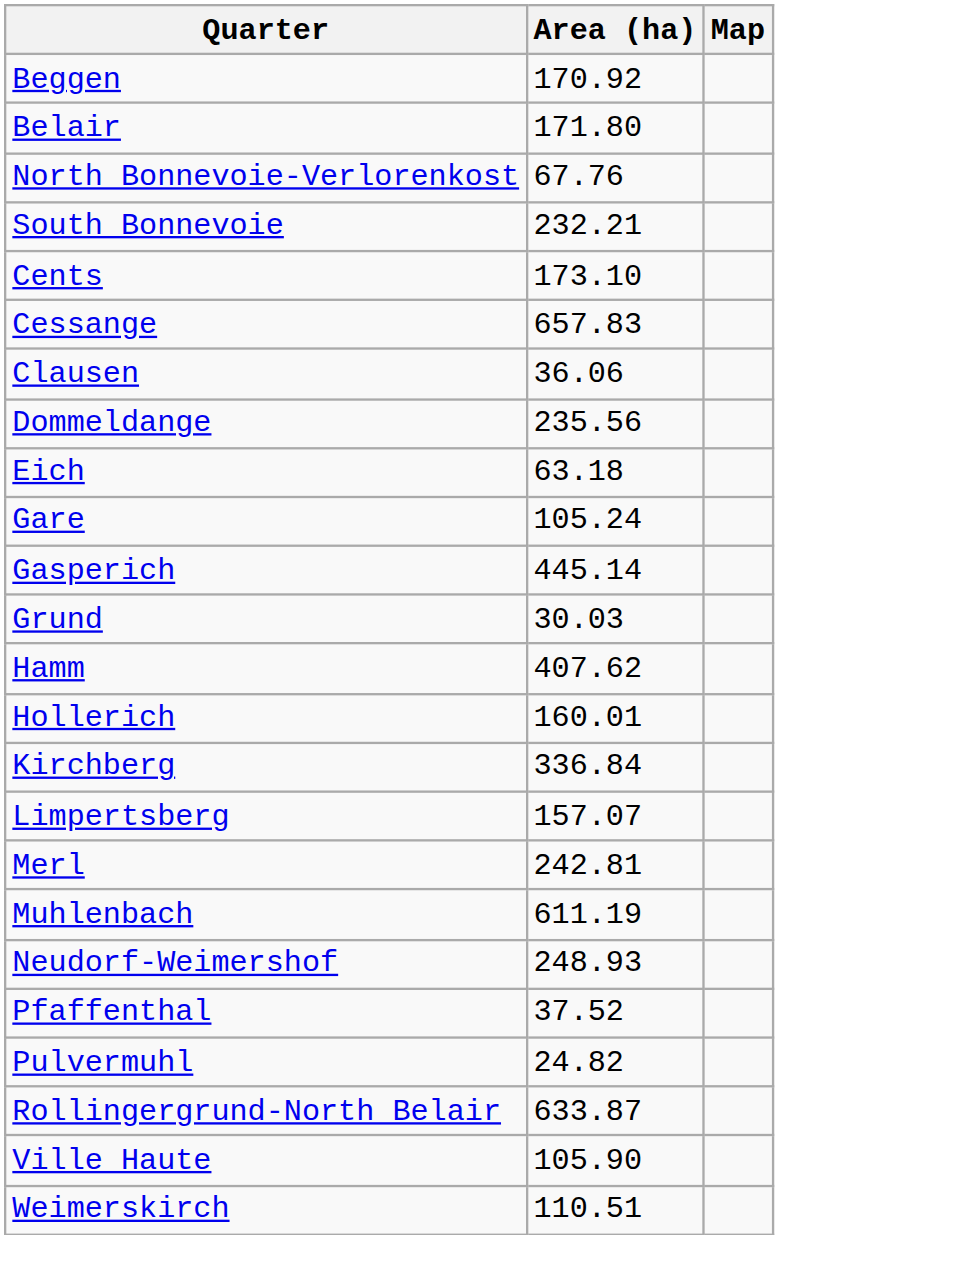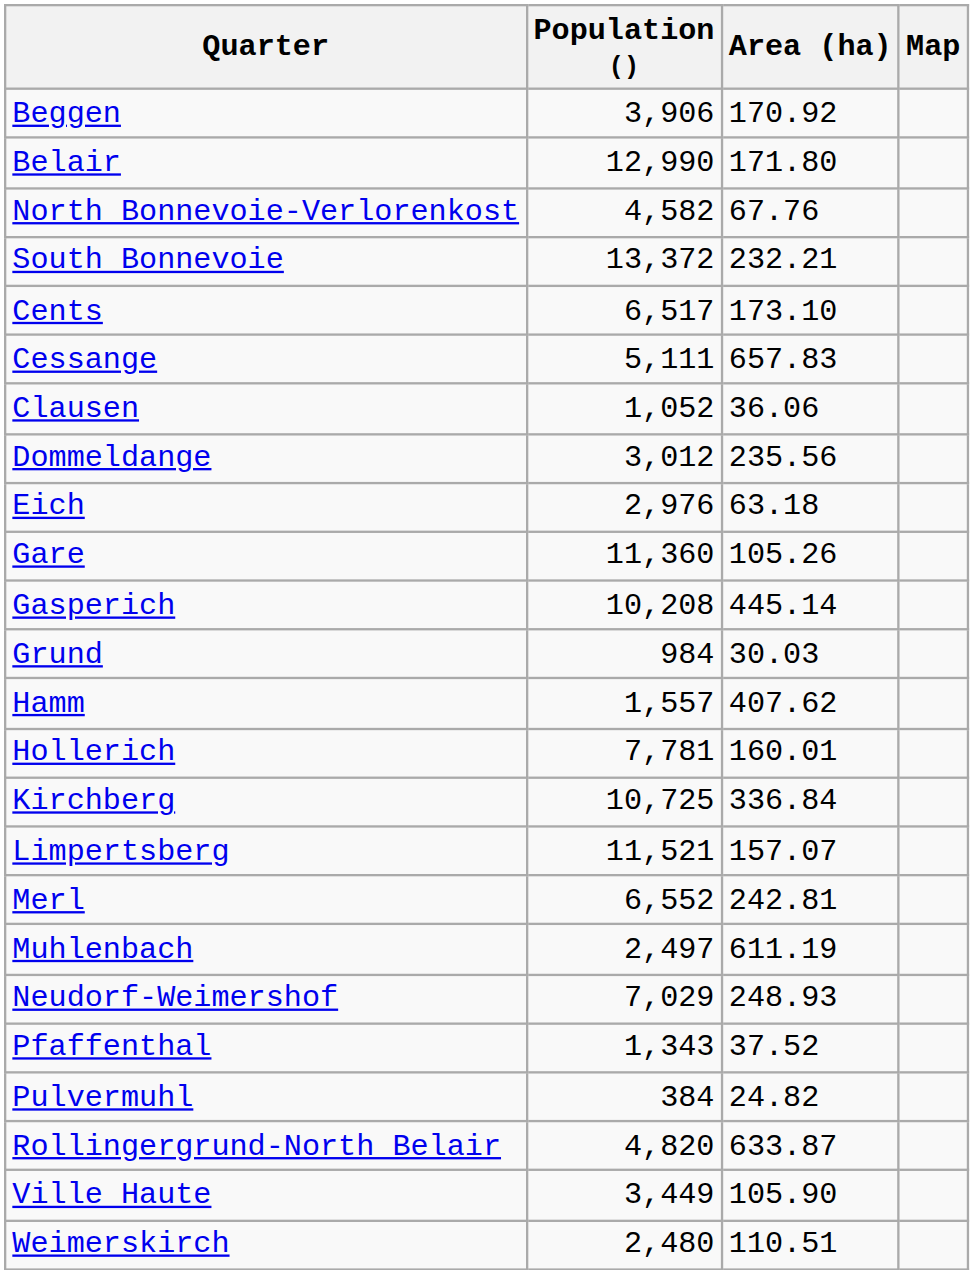+ column: (624, 46)
(588, 521) 105.24 -> (783, 556) 105.26
